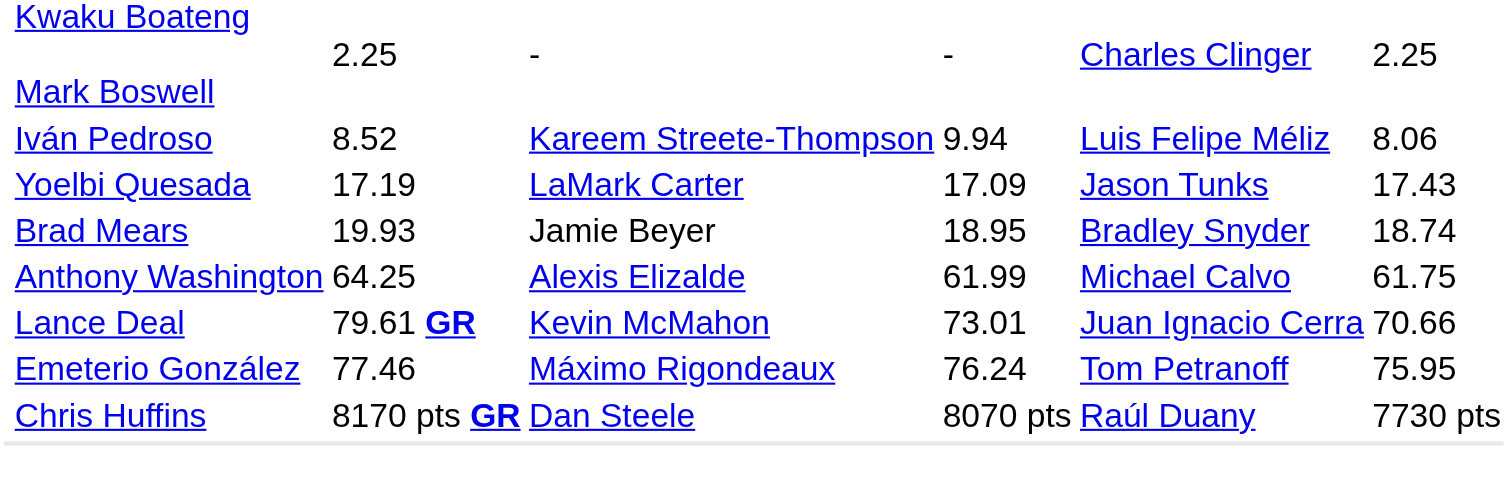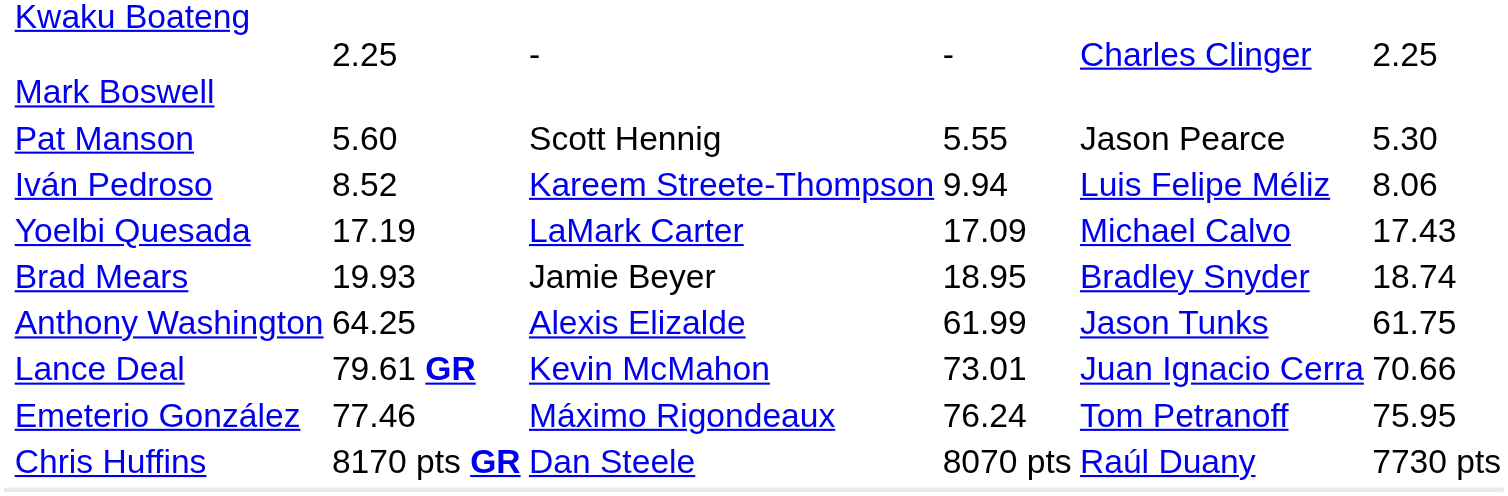+ row: (104, 138)
(1174, 184) Jason Tunks -> (1185, 230) Michael Calvo
(1185, 277) Michael Calvo -> (1174, 323) Jason Tunks
